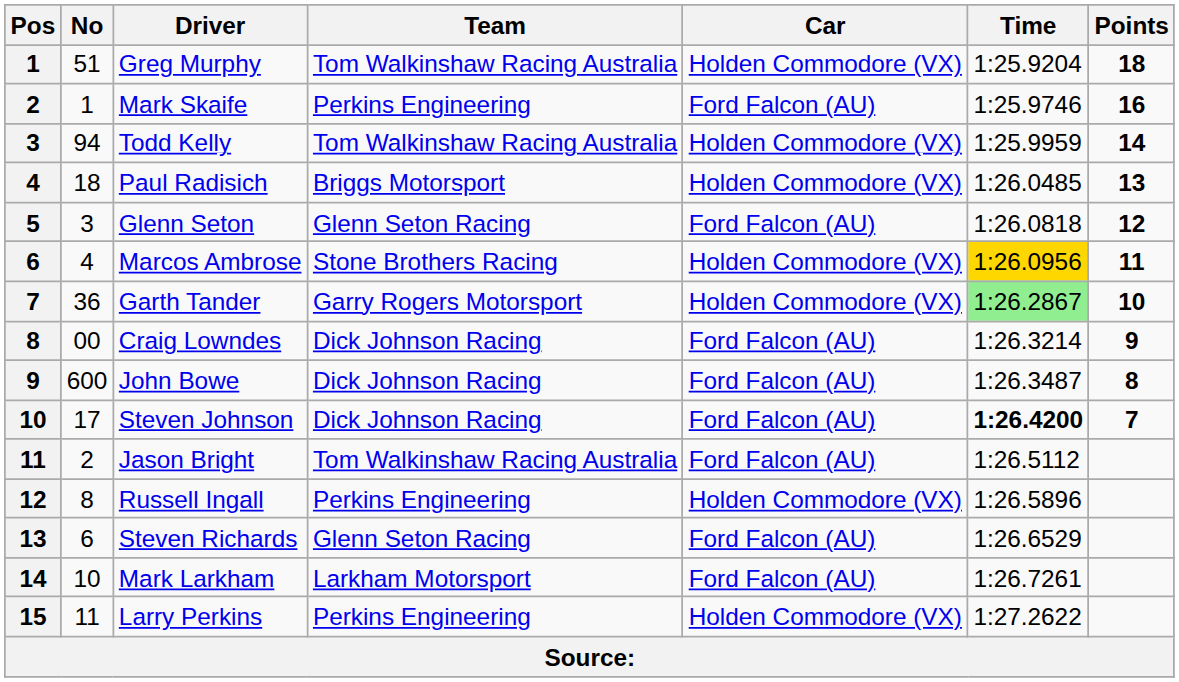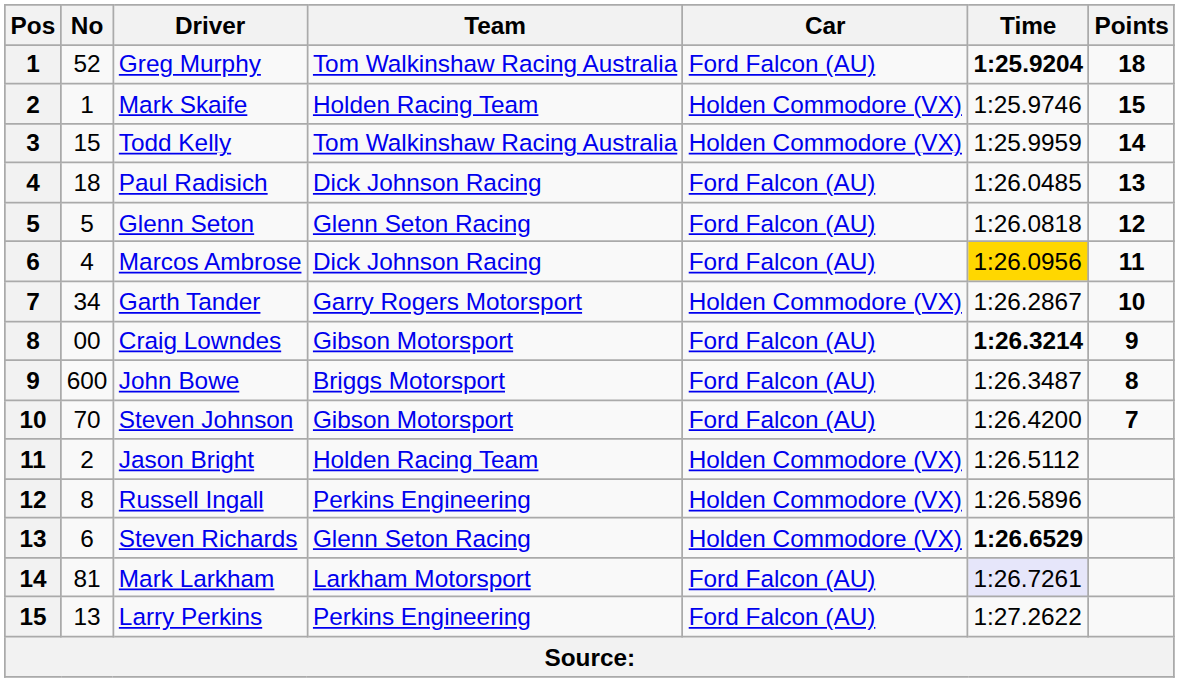(87, 64) 51 -> (87, 64) 52
(825, 64) Holden Commodore (VX) -> (782, 64) Ford Falcon (AU)
(1028, 64) normal -> (1028, 64) bold
(422, 103) Perkins Engineering -> (426, 103) Holden Racing Team
(782, 103) Ford Falcon (AU) -> (825, 103) Holden Commodore (VX)
(1132, 103) 16 -> (1132, 103) 15
(87, 143) 94 -> (87, 143) 15
(409, 182) Briggs Motorsport -> (427, 182) Dick Johnson Racing
(825, 182) Holden Commodore (VX) -> (782, 182) Ford Falcon (AU)
(87, 222) 3 -> (87, 222) 5
(435, 261) Stone Brothers Racing -> (427, 261) Dick Johnson Racing
(825, 261) Holden Commodore (VX) -> (782, 261) Ford Falcon (AU)
(87, 301) 36 -> (87, 301) 34
(1028, 301) lightgreen background -> (1028, 301) no background
(427, 340) Dick Johnson Racing -> (413, 340) Gibson Motorsport
(1028, 340) normal -> (1028, 340) bold
(427, 380) Dick Johnson Racing -> (409, 380) Briggs Motorsport
(87, 419) 17 -> (87, 419) 70
(427, 419) Dick Johnson Racing -> (413, 419) Gibson Motorsport
(1028, 419) bold -> (1028, 419) normal
(495, 459) Tom Walkinshaw Racing Australia -> (426, 459) Holden Racing Team
(782, 459) Ford Falcon (AU) -> (825, 459) Holden Commodore (VX)
(782, 538) Ford Falcon (AU) -> (825, 538) Holden Commodore (VX)
(1028, 538) normal -> (1028, 538) bold
(87, 577) 10 -> (87, 577) 81
(1028, 577) no background -> (1028, 577) lavender background
(87, 617) 11 -> (87, 617) 13
(825, 617) Holden Commodore (VX) -> (782, 617) Ford Falcon (AU)
